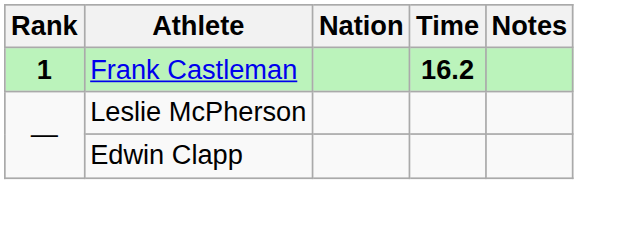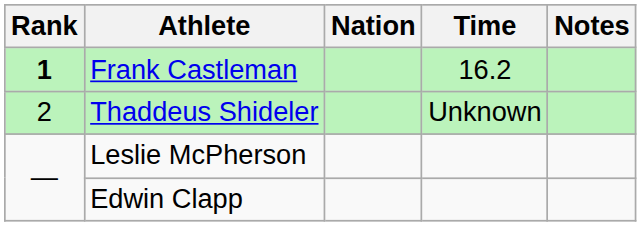(448, 69) bold -> (485, 69) normal
+ row: (204, 112)
